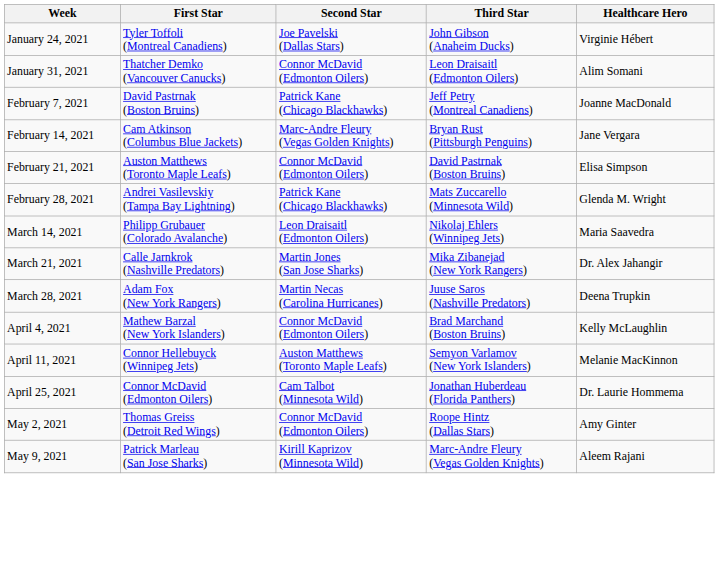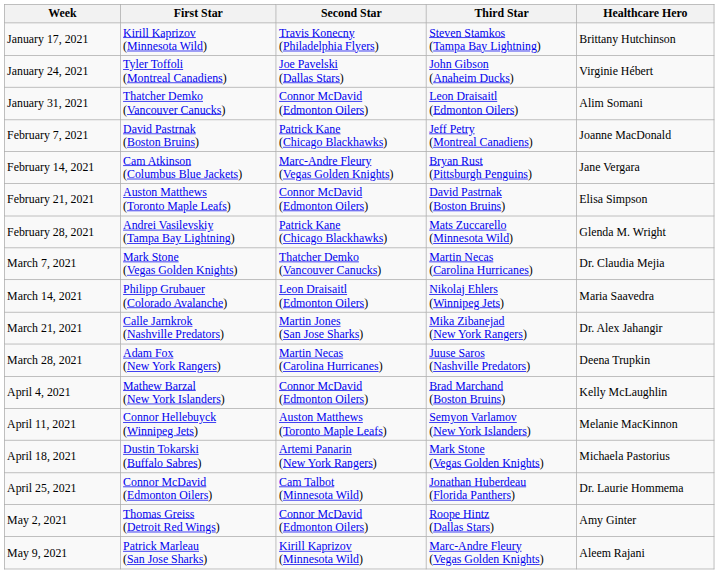+ row: (48, 39)
+ row: (42, 264)
+ row: (42, 456)
